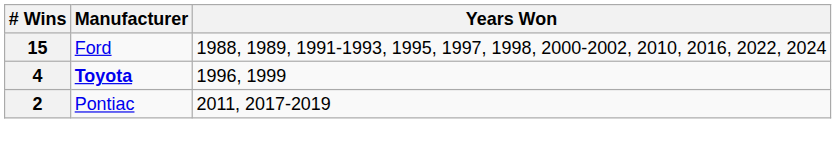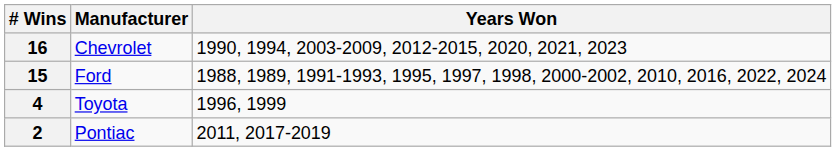+ row: (38, 47)
(103, 76) bold -> (101, 104) normal
